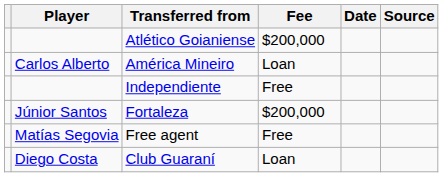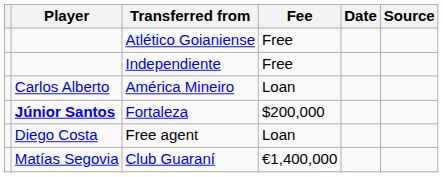(293, 40) $200,000 -> (277, 40) Free
rows swapped: (173, 87) <-> (180, 64)
(61, 111) normal -> (65, 111) bold
(67, 135) Matías Segovia -> (56, 135) Diego Costa
(277, 135) Free -> (279, 135) Loan
(56, 159) Diego Costa -> (67, 159) Matías Segovia
(279, 159) Loan -> (300, 159) €1,400,000
